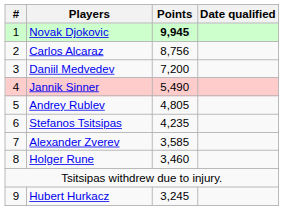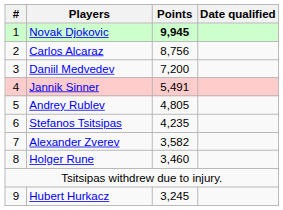(175, 87) 5,490 -> (175, 87) 5,491
(175, 141) 3,585 -> (175, 141) 3,582
